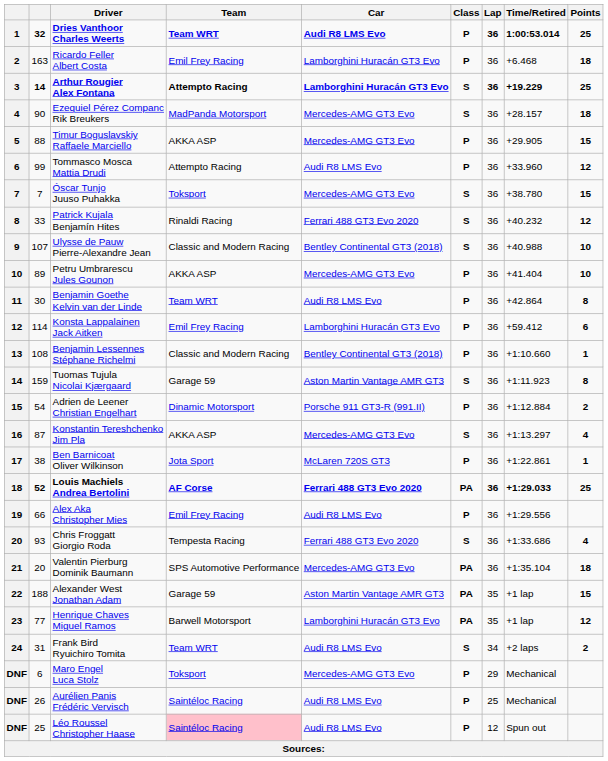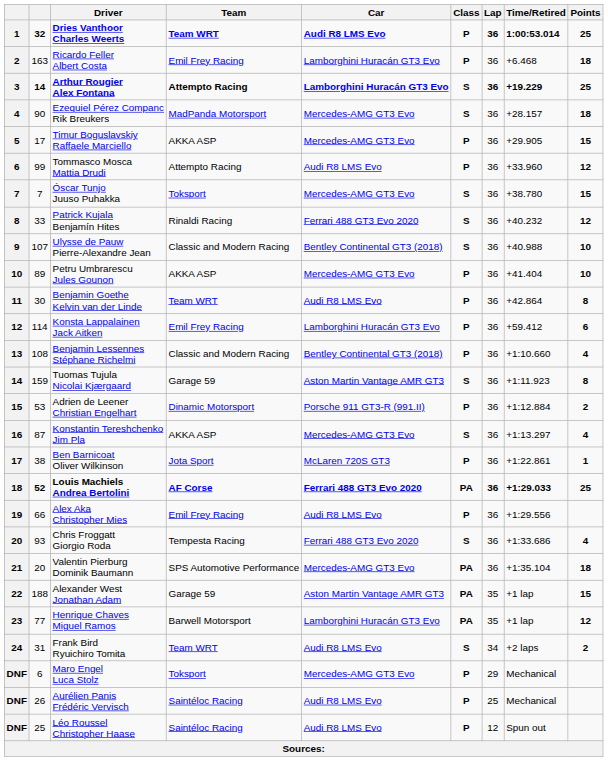(40, 140) 88 -> (40, 140) 17
(586, 354) 1 -> (586, 354) 4
(40, 407) 54 -> (40, 407) 53
(206, 727) pink background -> (206, 727) no background
